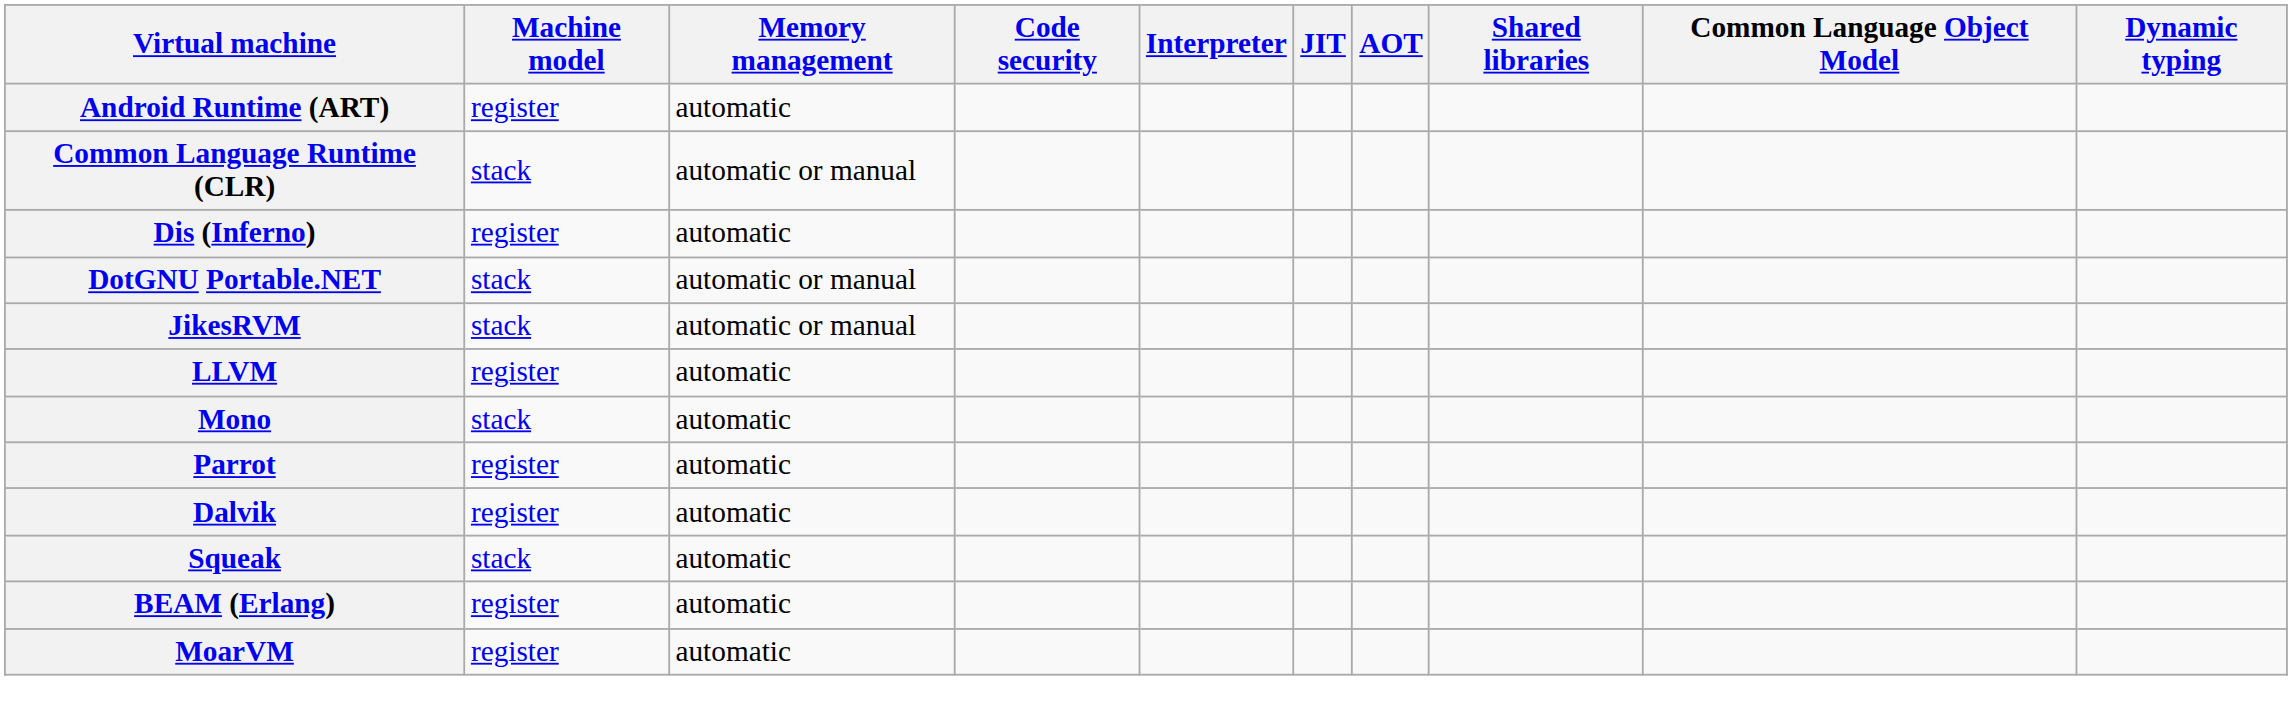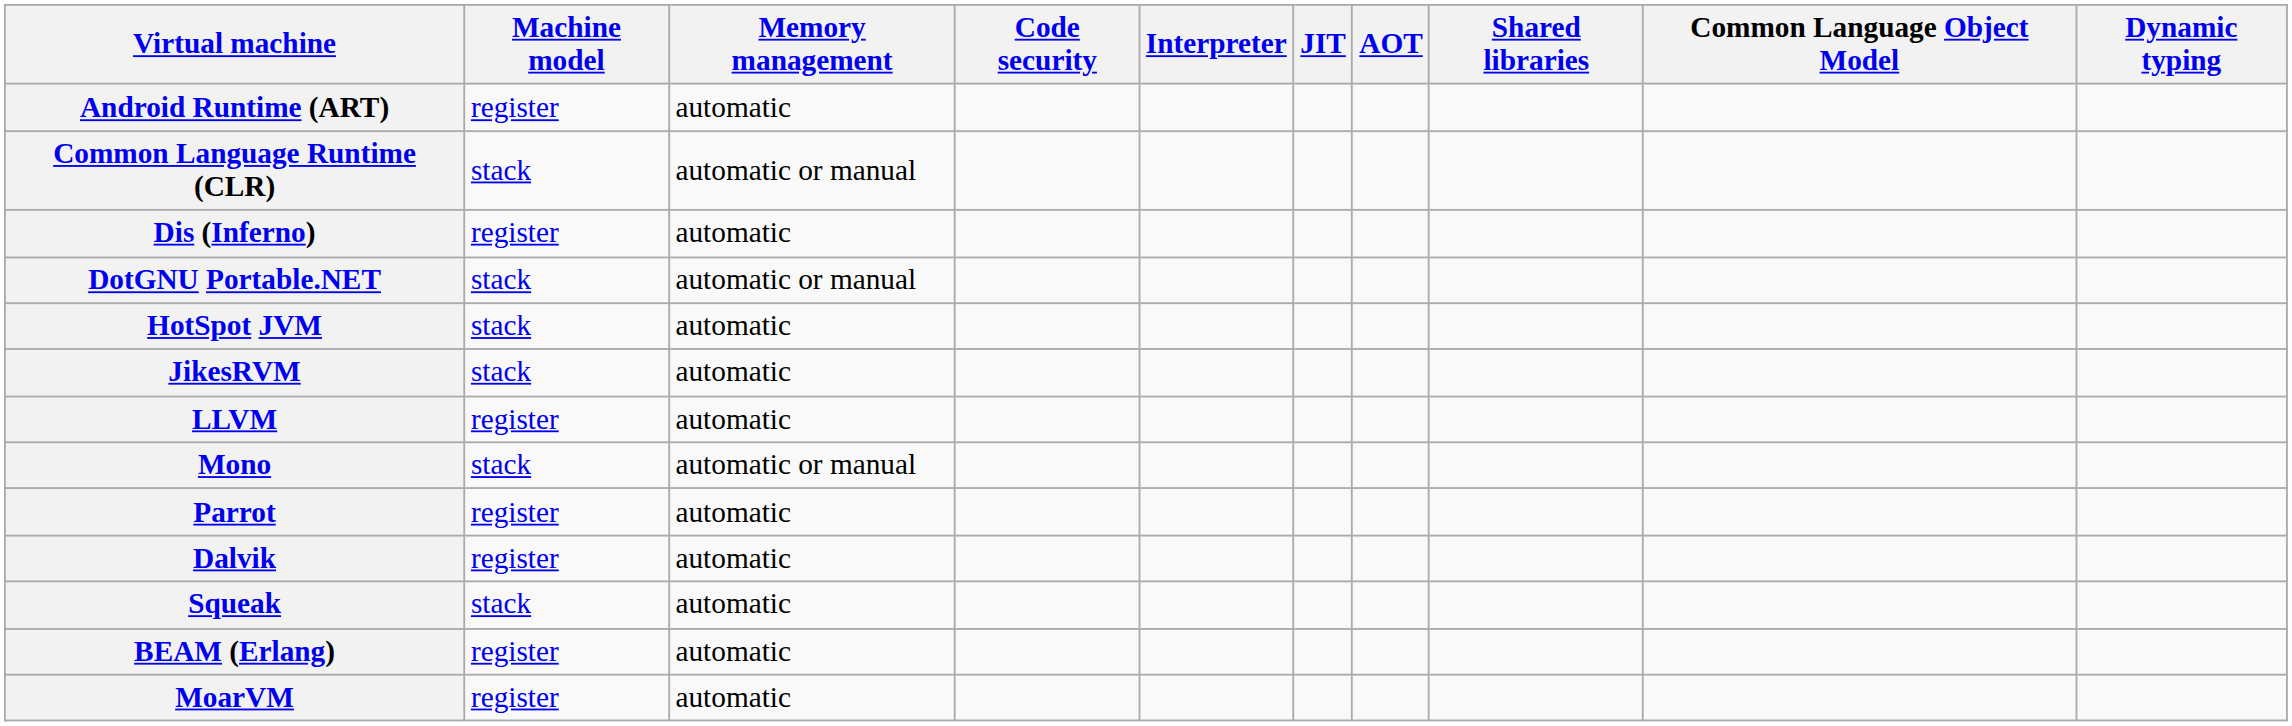+ row: (235, 325)
(796, 325) automatic or manual -> (733, 372) automatic
(733, 418) automatic -> (796, 465) automatic or manual
